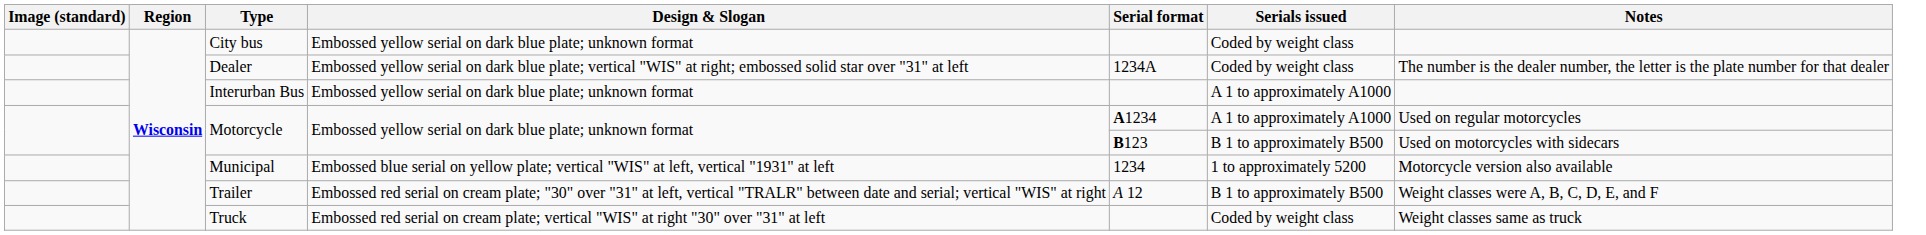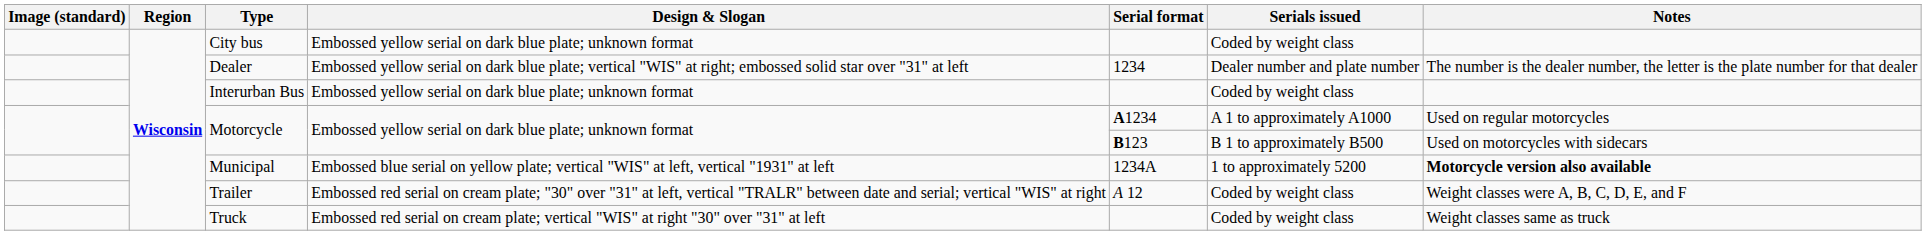(1135, 67) 1234A -> (1129, 67) 1234
(1282, 67) Coded by weight class -> (1315, 67) Dealer number and plate number
(1301, 92) A 1 to approximately A1000 -> (1282, 92) Coded by weight class
(1129, 167) 1234 -> (1135, 167) 1234A
(1506, 167) normal -> (1539, 167) bold
(1297, 192) B 1 to approximately B500 -> (1282, 192) Coded by weight class
